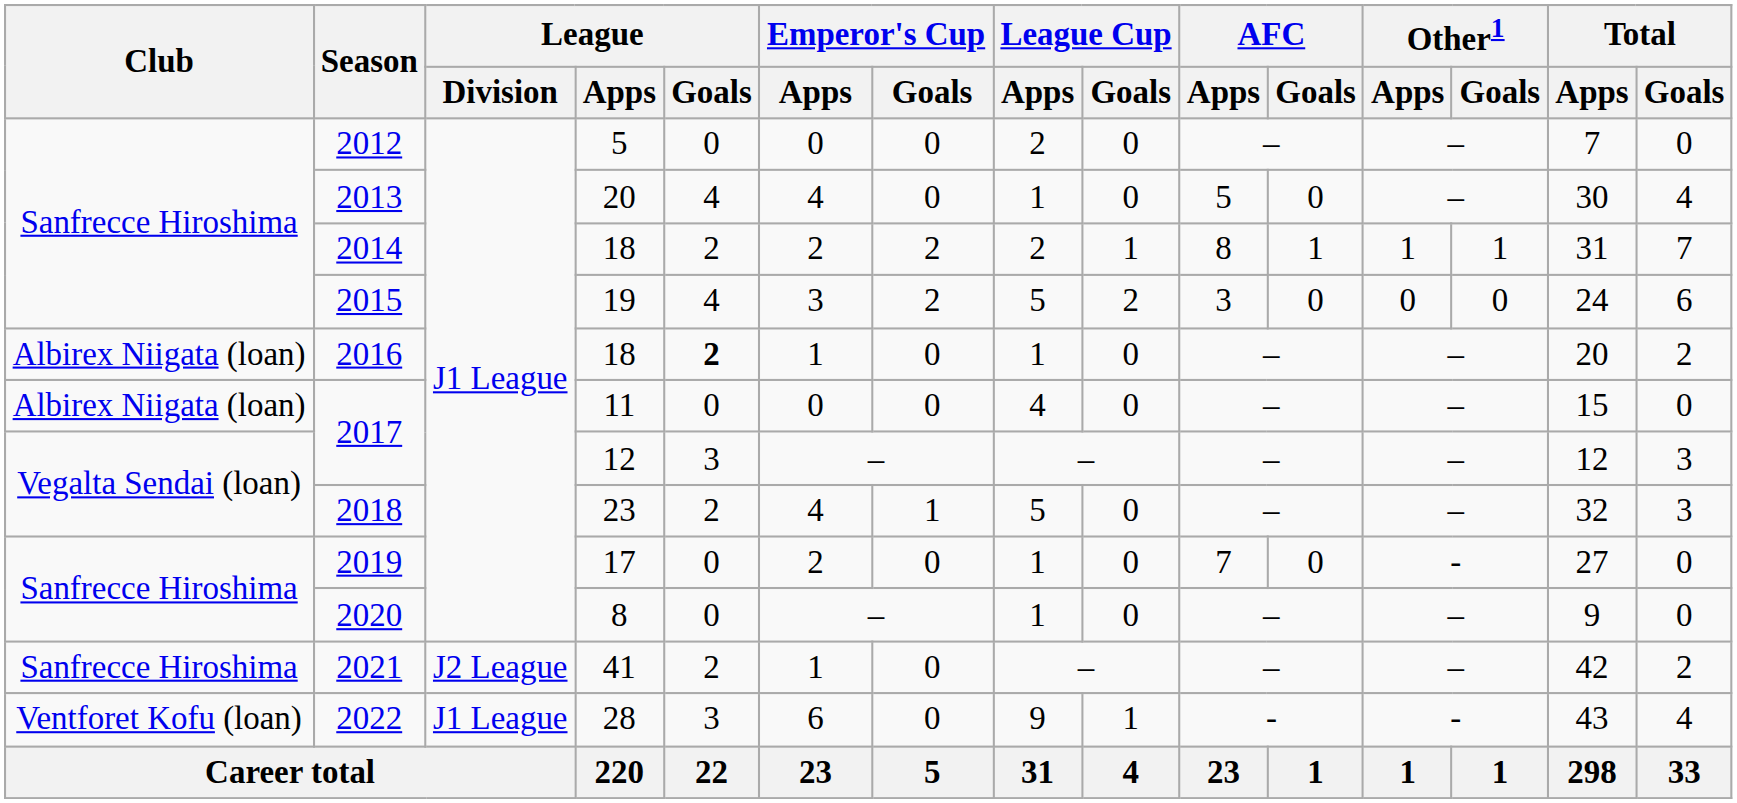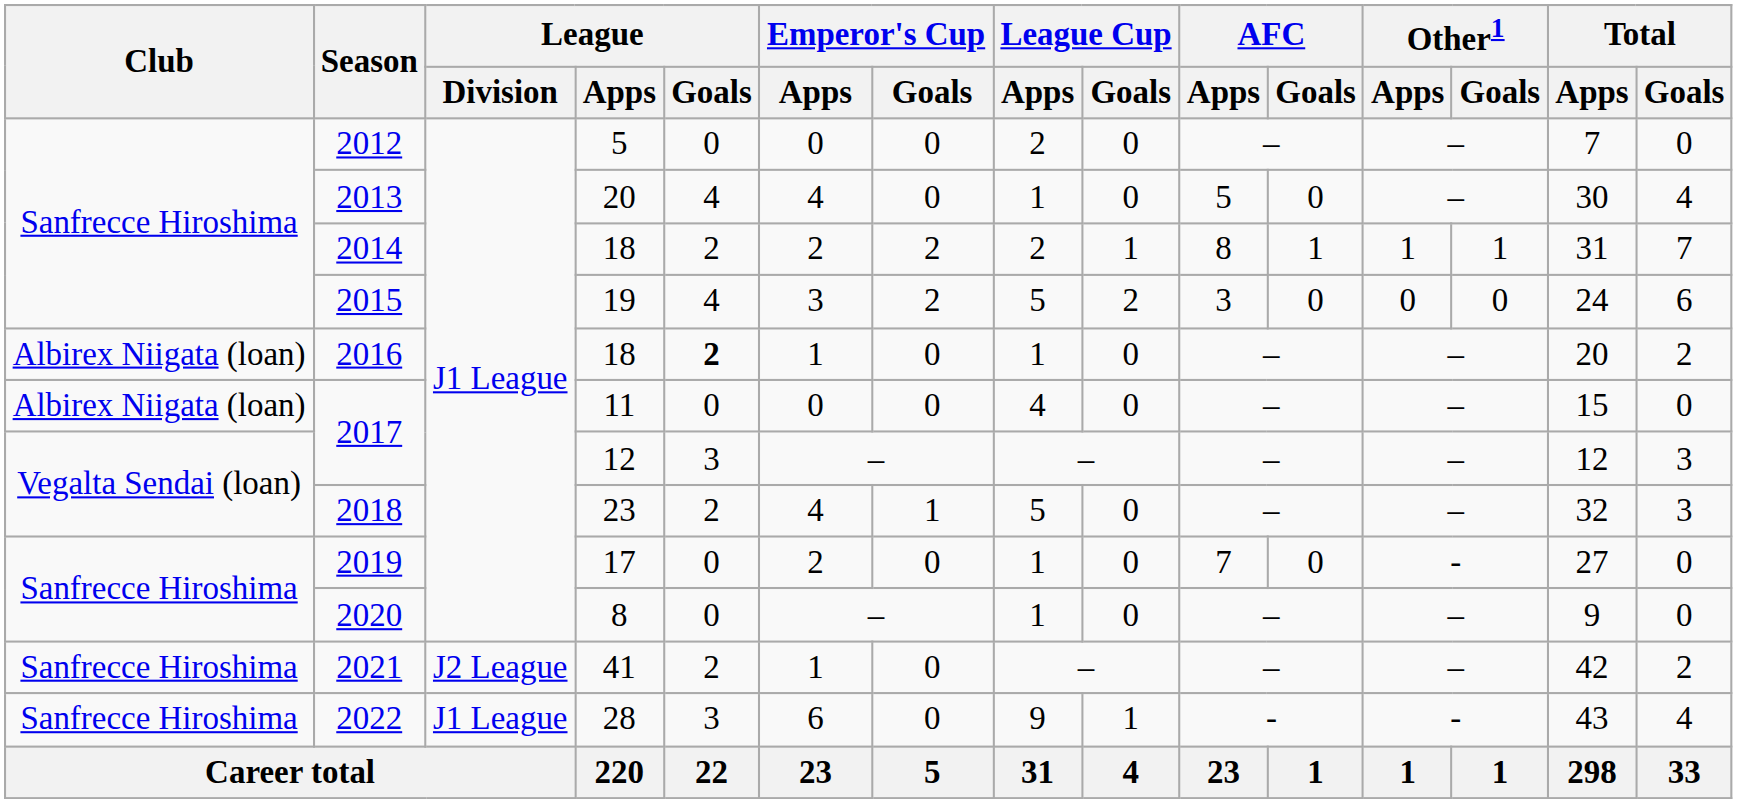(159, 719) Ventforet Kofu (loan) -> (159, 719) Sanfrecce Hiroshima
